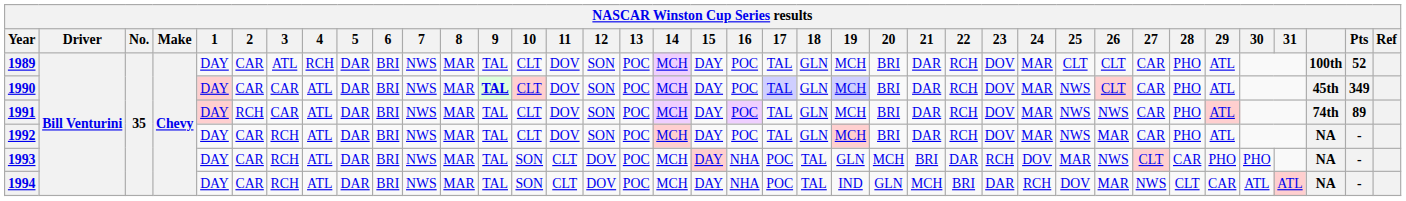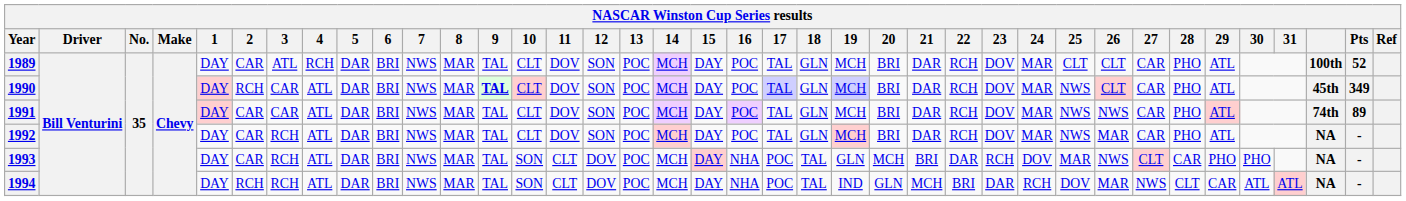(250, 88) CAR -> (250, 88) RCH
(250, 112) RCH -> (250, 112) CAR
(250, 183) CAR -> (250, 183) RCH
